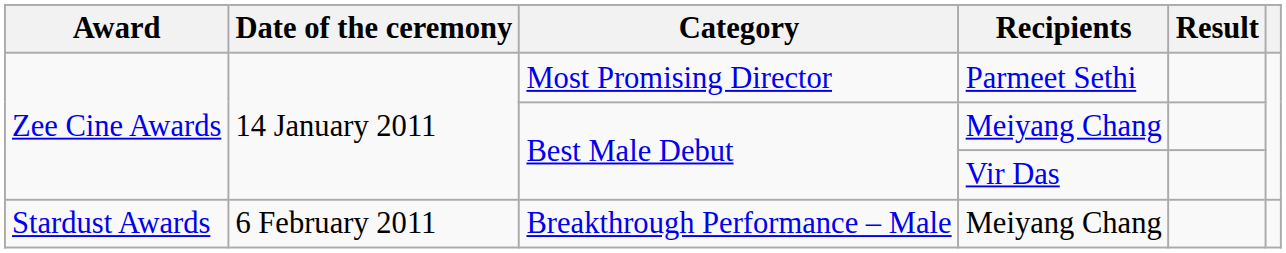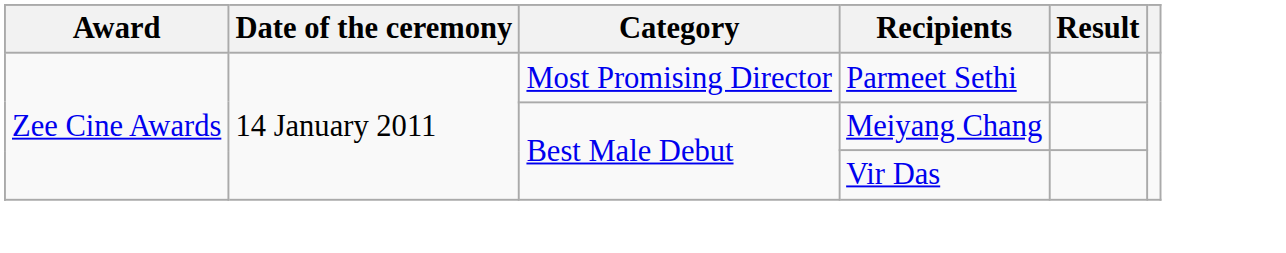- row: (739, 222)
